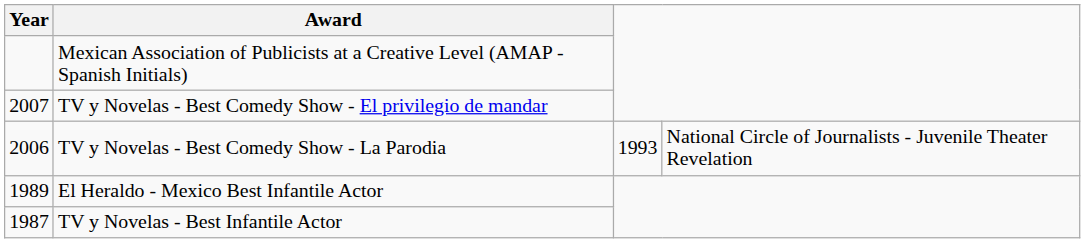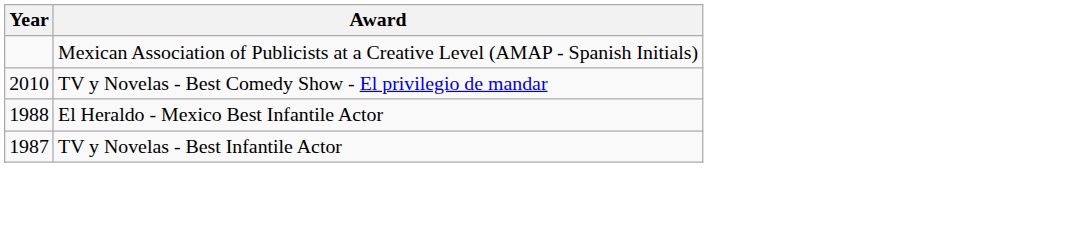(29, 105) 2007 -> (29, 83) 2010
- row: (252, 148)
(29, 190) 1989 -> (29, 114) 1988
